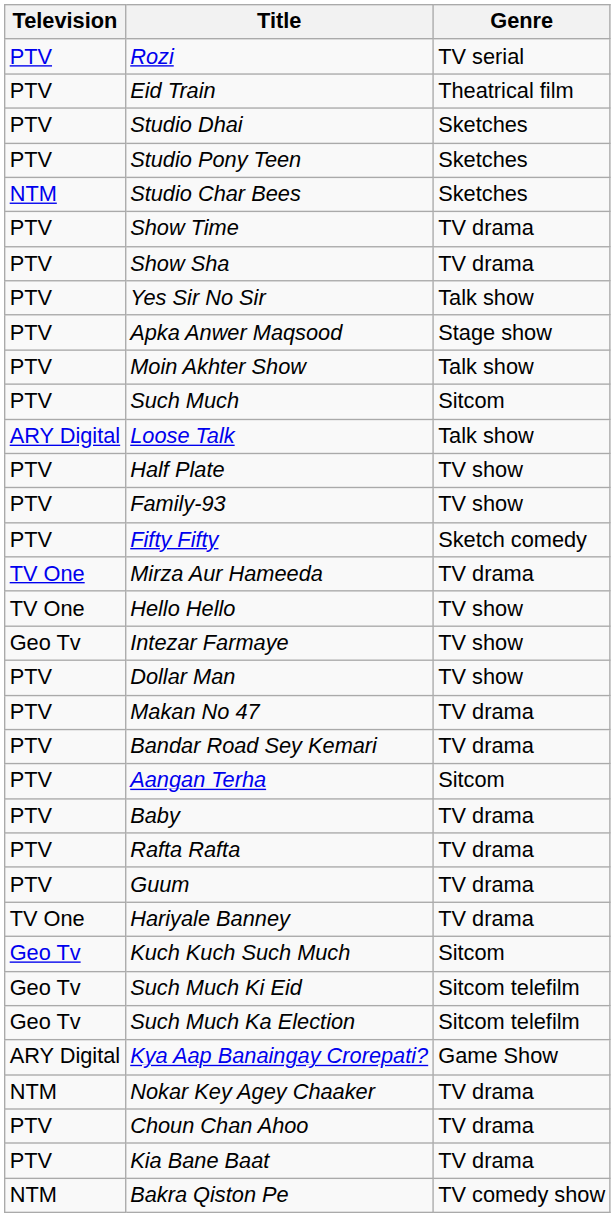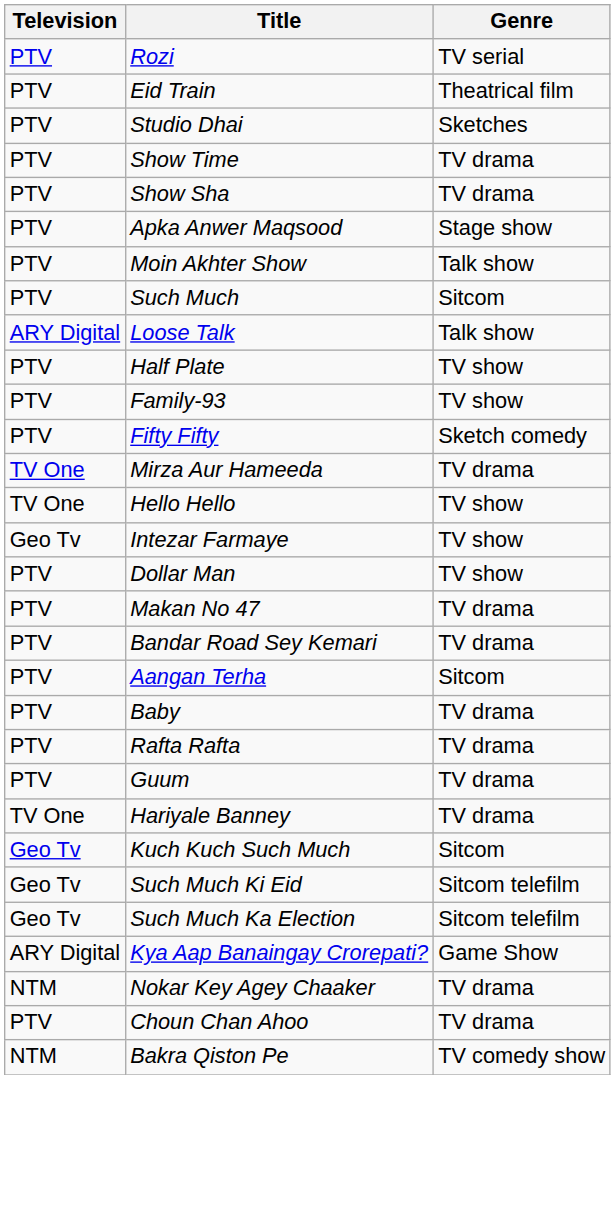- row: (216, 159)
- row: (215, 194)
- row: (198, 297)
- row: (200, 1160)
